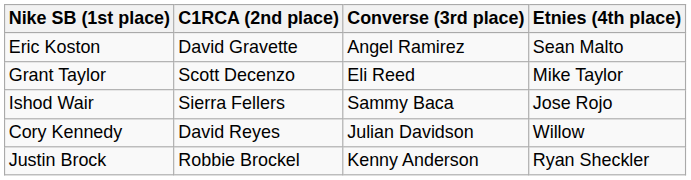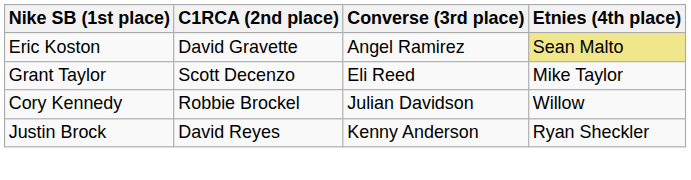(578, 47) no background -> (578, 47) khaki background
- row: (51, 103)
(229, 132) David Reyes -> (239, 103) Robbie Brockel
(239, 160) Robbie Brockel -> (229, 132) David Reyes
